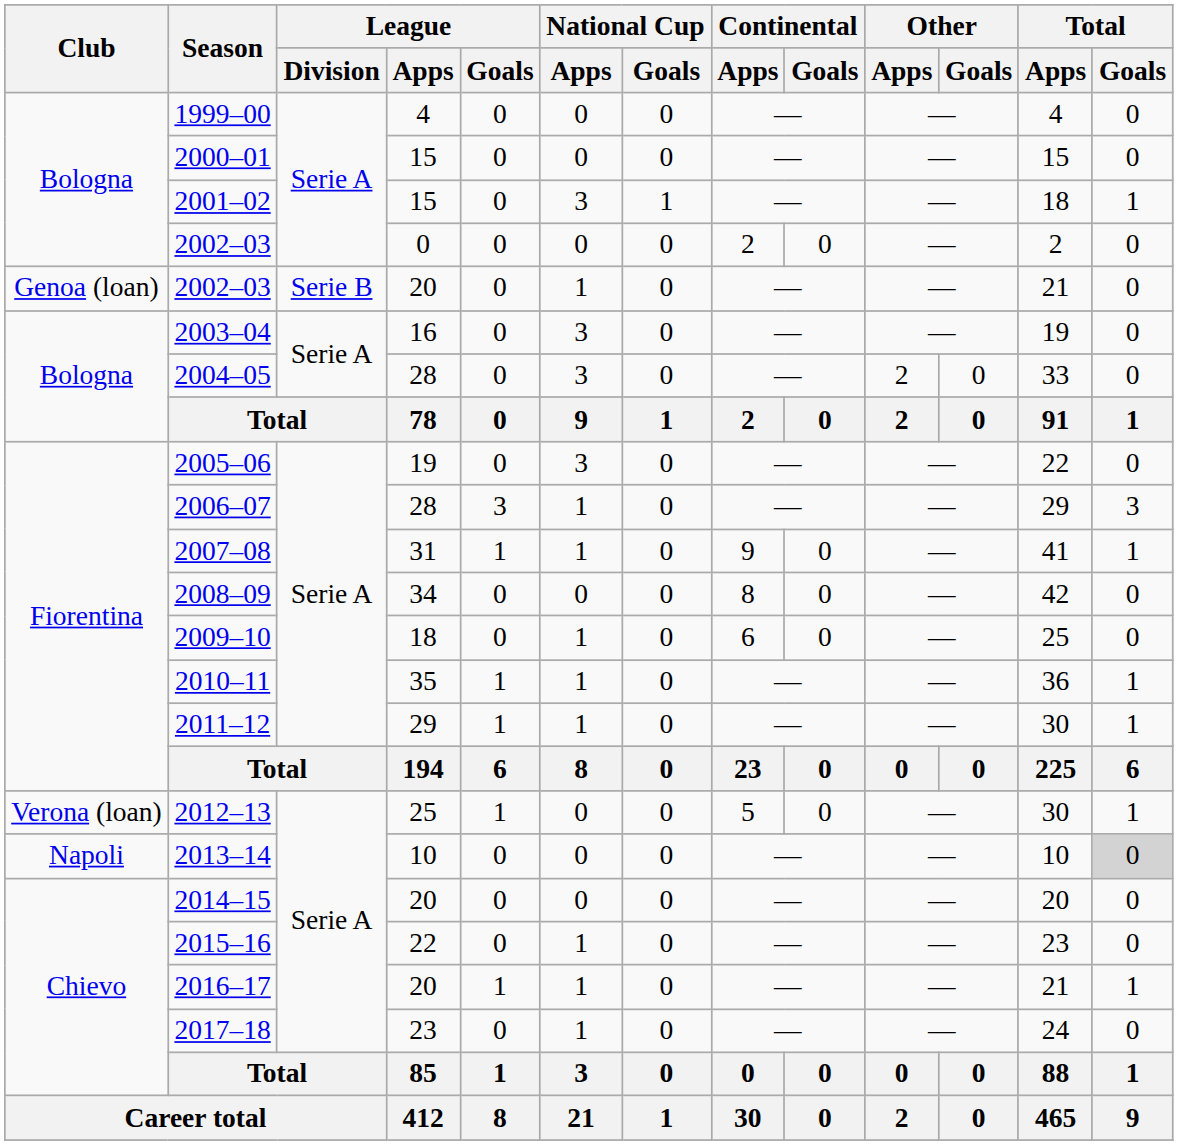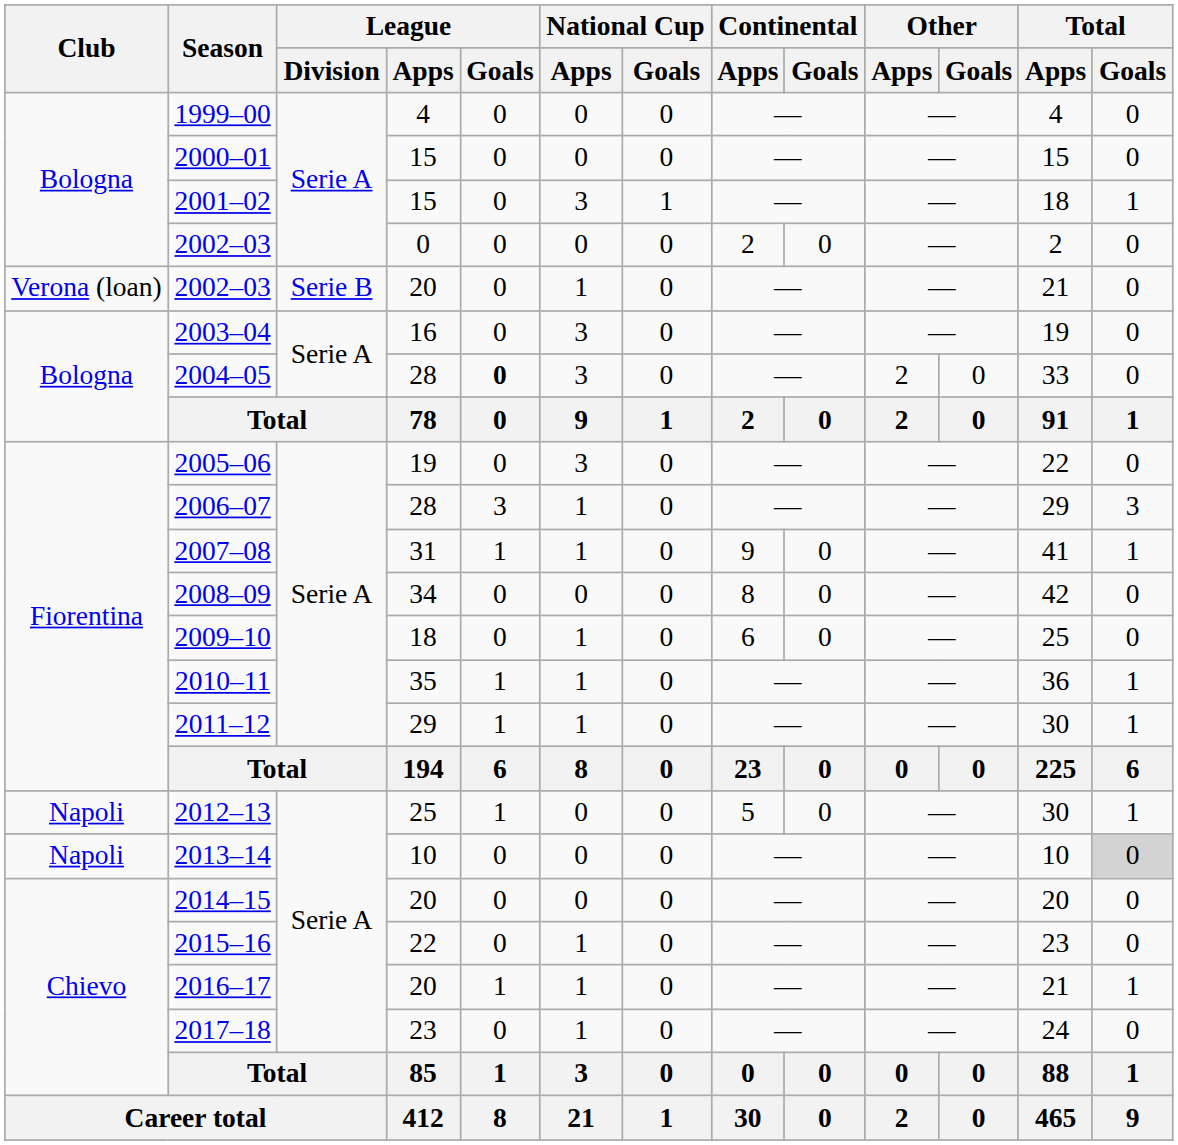(86, 288) Genoa (loan) -> (86, 288) Verona (loan)
(500, 375) normal -> (500, 375) bold
(86, 811) Verona (loan) -> (86, 811) Napoli
